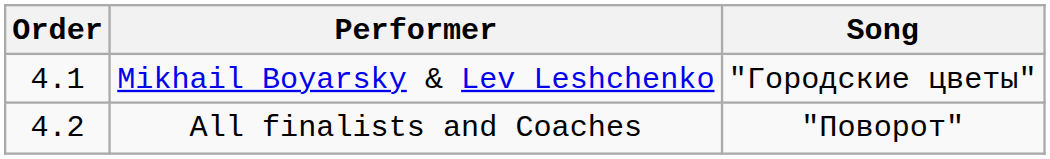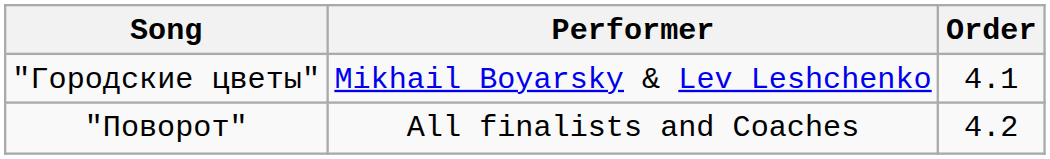columns swapped: (58, 30) <-> (883, 30)
